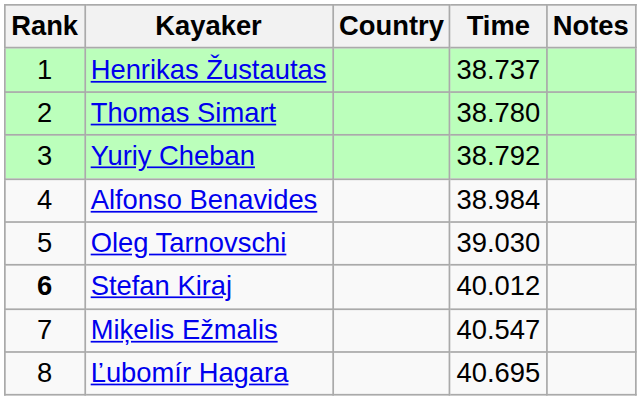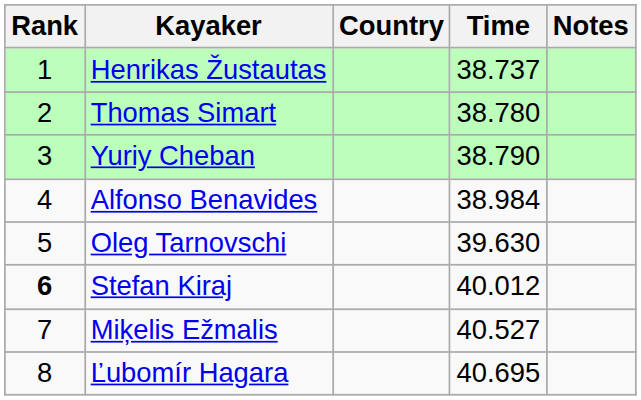(498, 156) 38.792 -> (498, 156) 38.790
(498, 243) 39.030 -> (498, 243) 39.630
(498, 329) 40.547 -> (498, 329) 40.527
